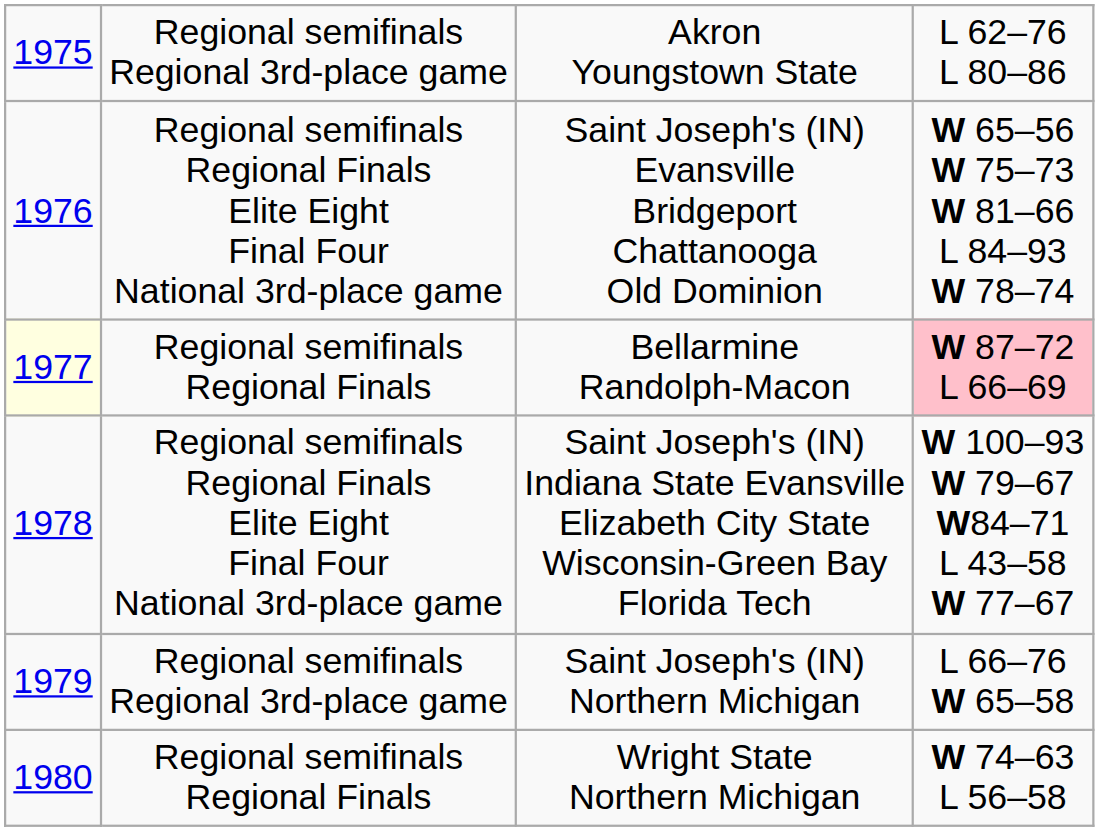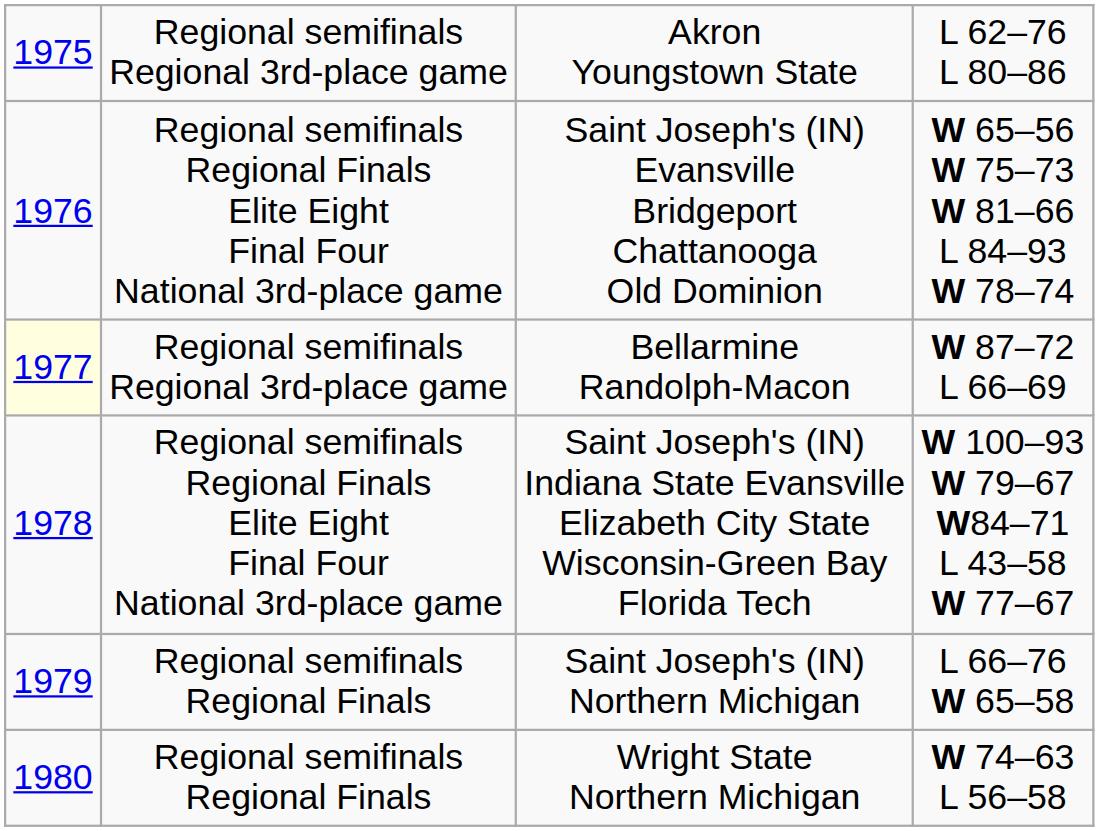(308, 366) Regional semifinals Regional Finals -> (308, 366) Regional semifinals Regional 3rd-place game
(1003, 366) pink background -> (1003, 366) no background
(308, 680) Regional semifinals Regional 3rd-place game -> (308, 680) Regional semifinals Regional Finals
